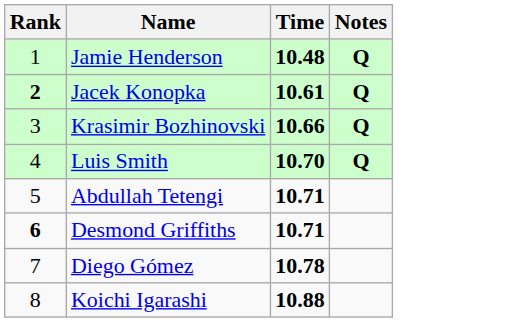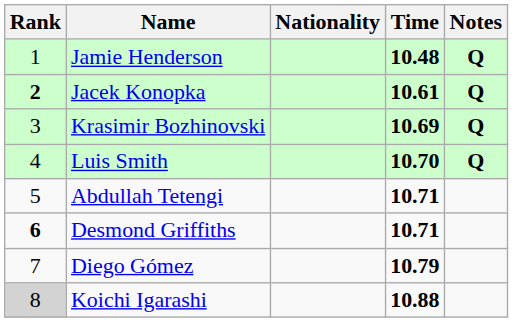+ column: (328, 21)
(300, 126) 10.66 -> (415, 126) 10.69
(300, 265) 10.78 -> (415, 265) 10.79
(35, 299) no background -> (35, 299) lightgrey background
